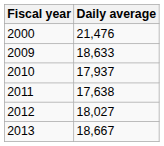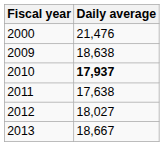(95, 53) 18,633 -> (95, 53) 18,638
(95, 72) normal -> (95, 72) bold
